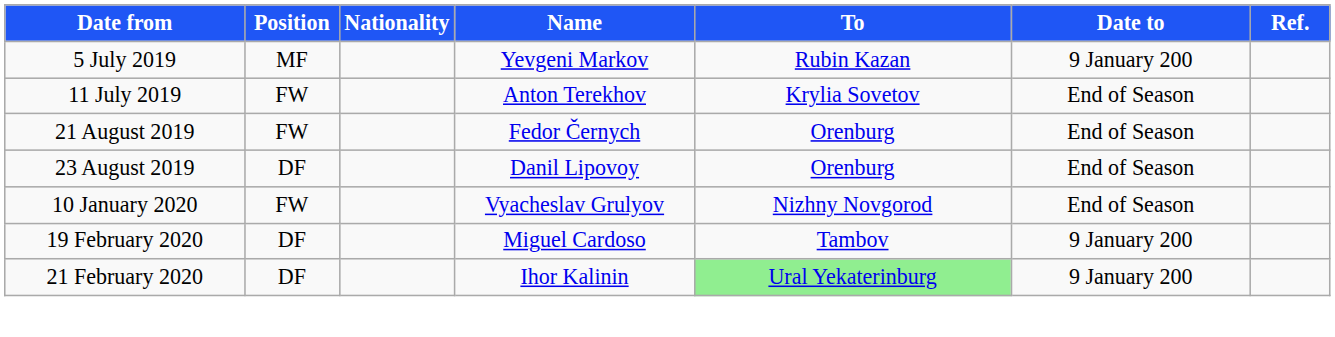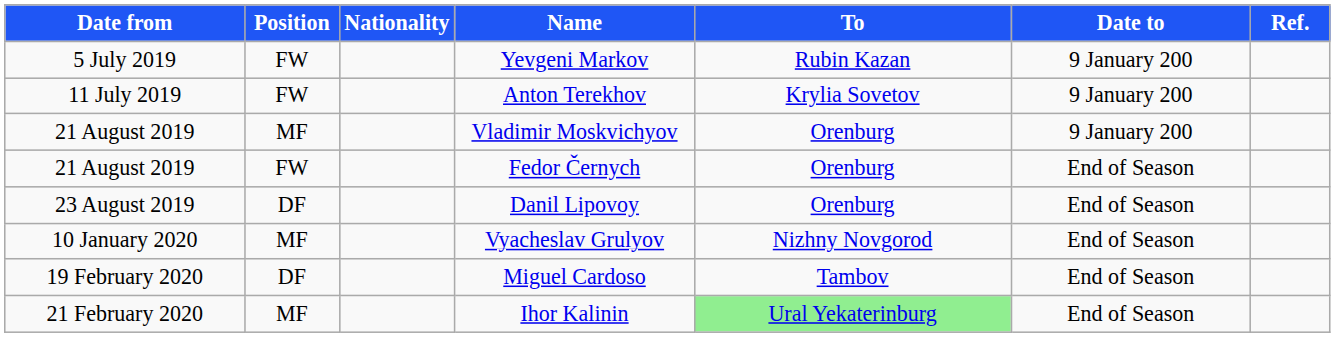(292, 59) MF -> (292, 59) FW
(1131, 95) End of Season -> (1131, 95) 9 January 200
+ row: (575, 132)
(292, 204) FW -> (292, 241) MF
(1131, 241) 9 January 200 -> (1131, 277) End of Season
(292, 277) DF -> (292, 313) MF
(1131, 277) 9 January 200 -> (1131, 313) End of Season
